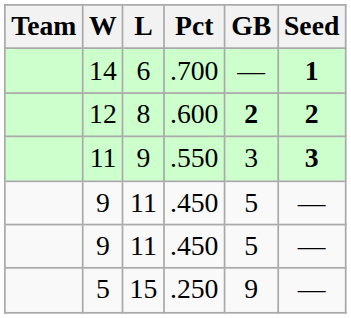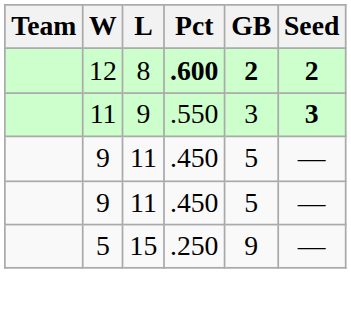- row: (103, 70)
(194, 114) normal -> (194, 70) bold
